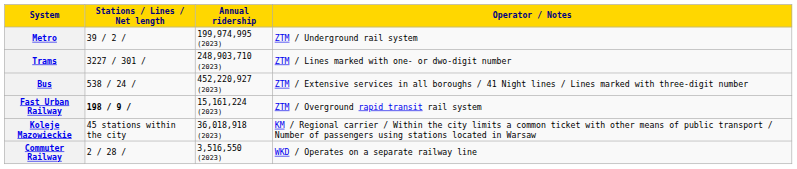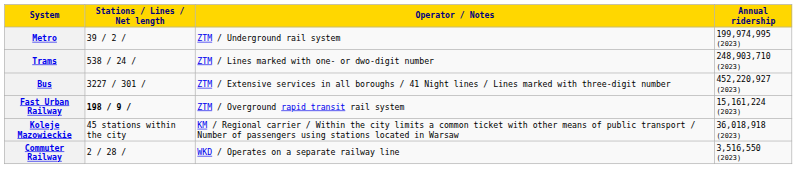columns swapped: (234, 16) <-> (532, 16)
(116, 61) 3227 / 301 / -> (111, 61) 538 / 24 /
(111, 84) 538 / 24 / -> (116, 84) 3227 / 301 /
